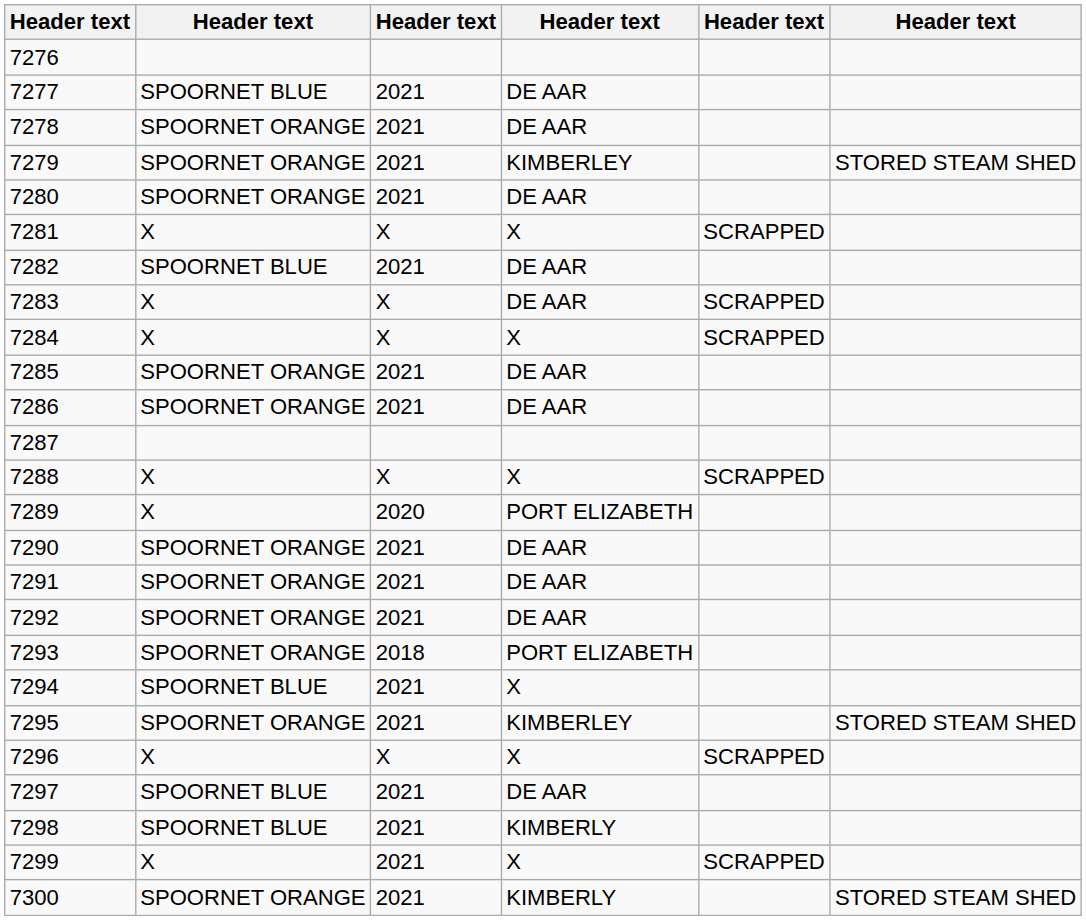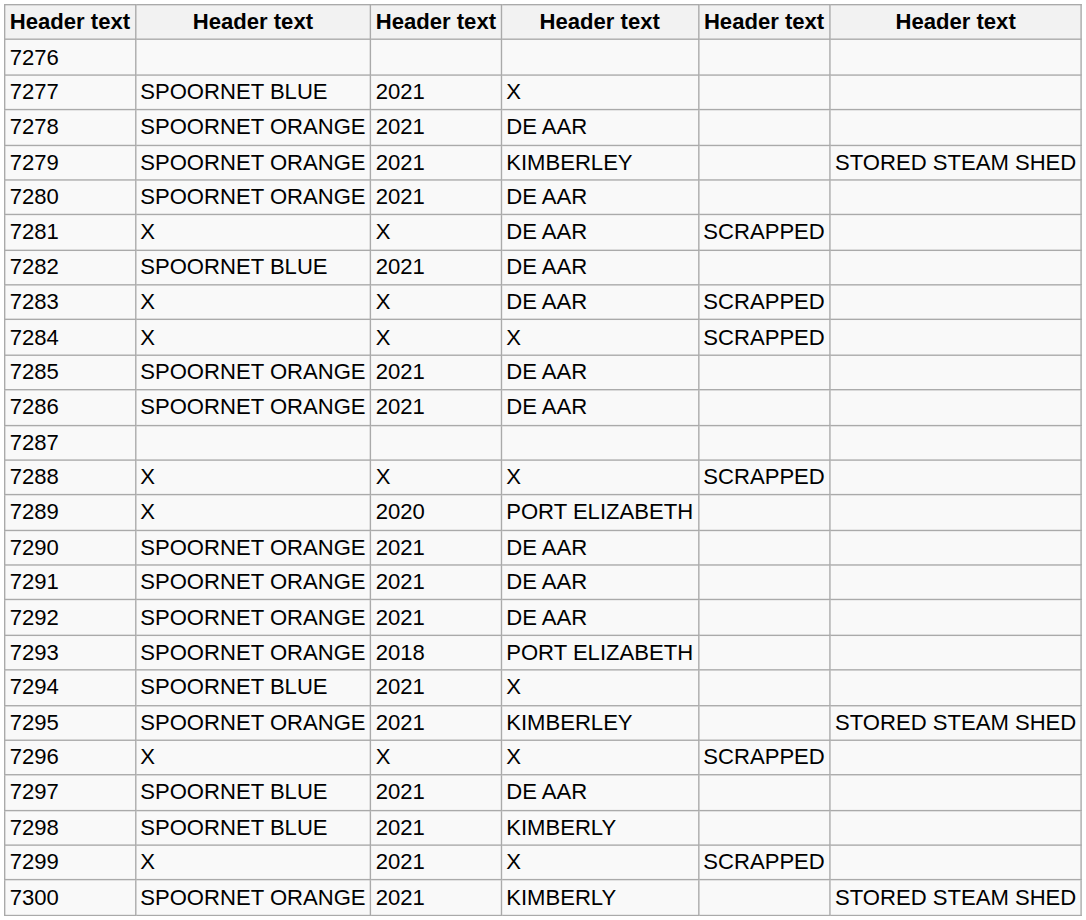(547, 92) DE AAR -> (514, 92) X
(514, 232) X -> (547, 232) DE AAR
